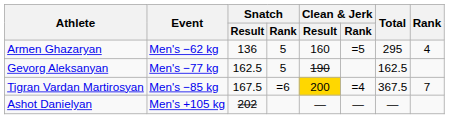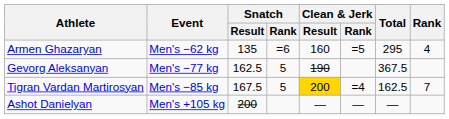(247, 50) 136 -> (247, 50) 135
(283, 50) 5 -> (283, 50) =6
(393, 68) 162.5 -> (393, 68) 367.5
(283, 87) =6 -> (283, 87) 5
(393, 87) 367.5 -> (393, 87) 162.5
(247, 105) 202 -> (247, 105) 200
